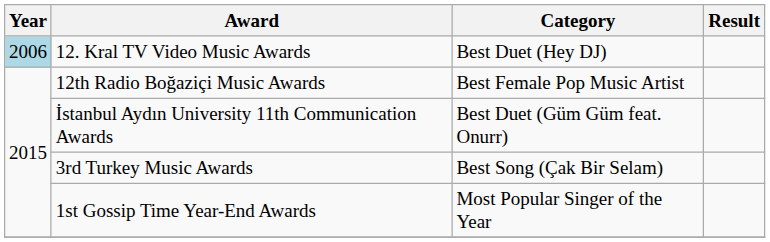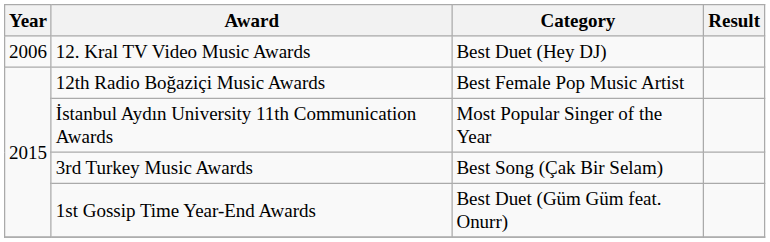(28, 51) lightblue background -> (28, 51) no background
(559, 125) Best Duet (Güm Güm feat. Onurr) -> (559, 125) Most Popular Singer of the Year
(559, 210) Most Popular Singer of the Year -> (559, 210) Best Duet (Güm Güm feat. Onurr)
